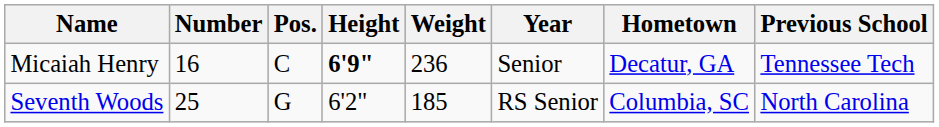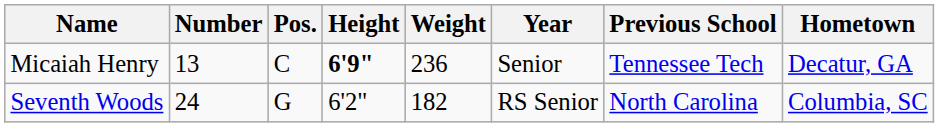columns swapped: (679, 24) <-> (844, 24)
(187, 63) 16 -> (187, 63) 13
(187, 102) 25 -> (187, 102) 24
(429, 102) 185 -> (429, 102) 182
